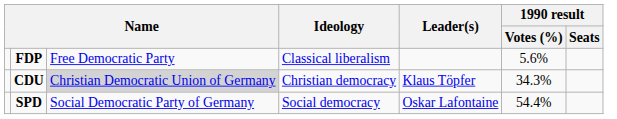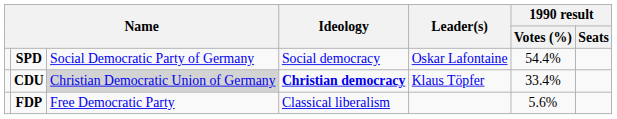rows swapped: (29, 102) <-> (29, 59)
(339, 80) normal -> (344, 80) bold
(534, 80) 34.3% -> (543, 80) 33.4%
